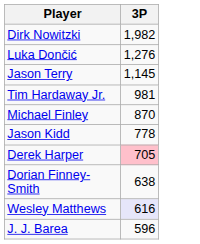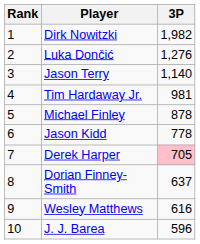+ column: (23, 14)
(140, 74) 1,145 -> (176, 74) 1,140
(145, 114) 870 -> (182, 114) 878
(145, 182) 638 -> (182, 182) 637
(145, 209) lavender background -> (182, 209) no background
